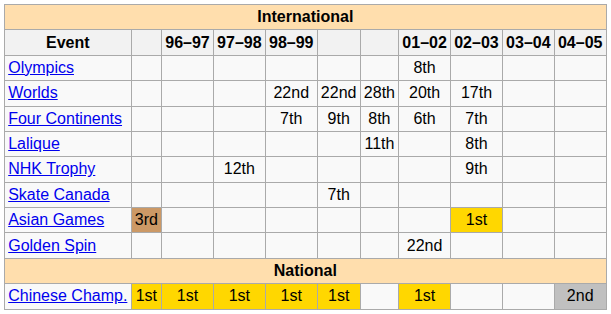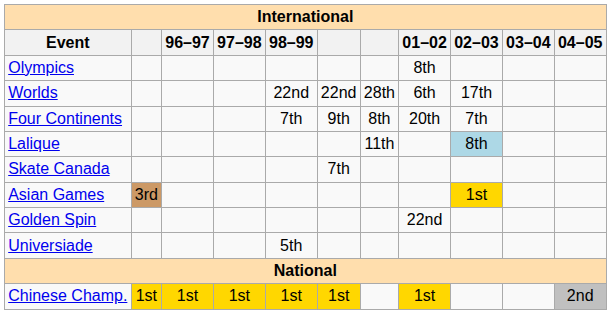(425, 93) 20th -> (425, 93) 6th
(425, 118) 6th -> (425, 118) 20th
(476, 144) no background -> (476, 144) lightblue background
- row: (52, 169)
+ row: (50, 245)
